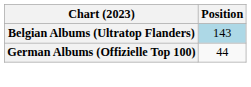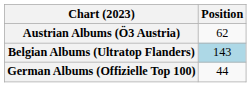+ row: (101, 33)
